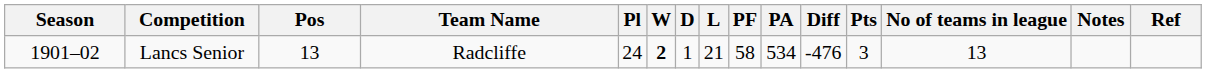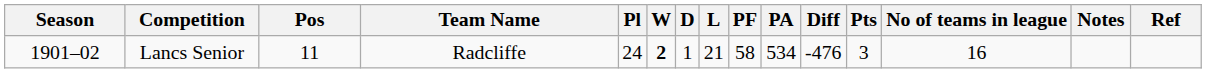(310, 51) 13 -> (310, 51) 11
(977, 51) 13 -> (977, 51) 16
